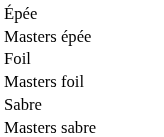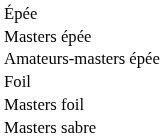+ row: (82, 59)
- row: (23, 104)
